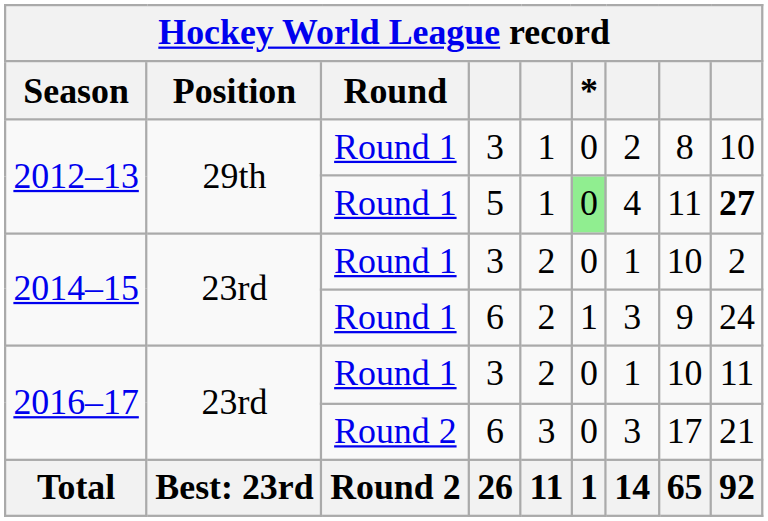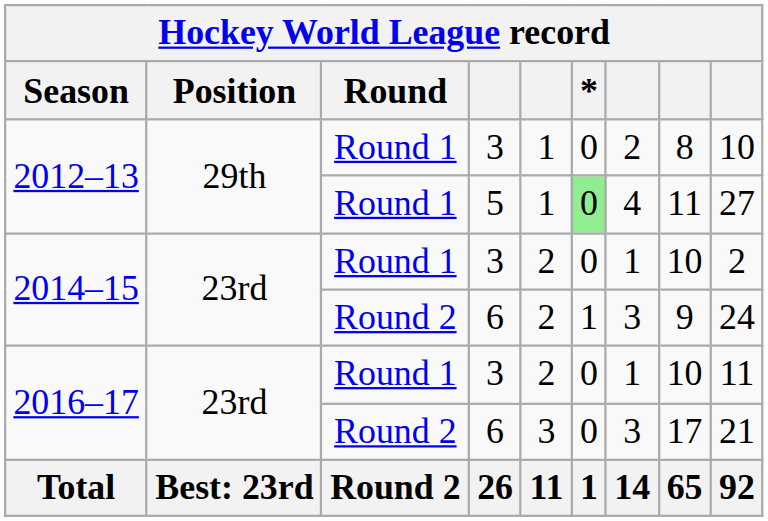(737, 203) bold -> (737, 203) normal
(395, 317) Round 1 -> (395, 317) Round 2
